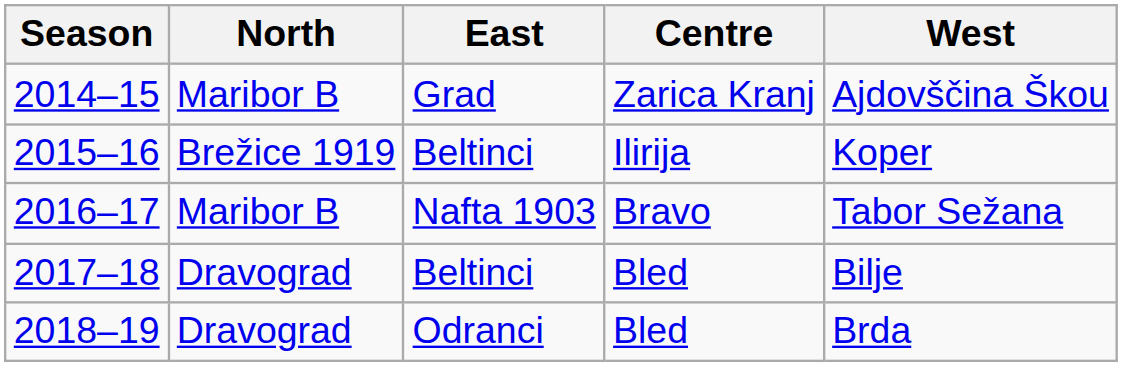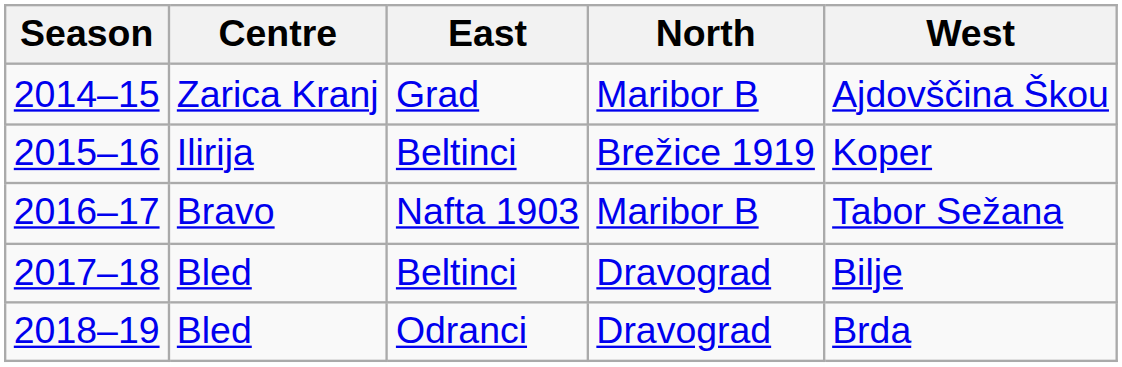columns swapped: (714, 34) <-> (286, 34)
